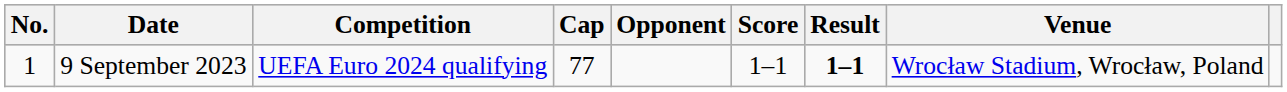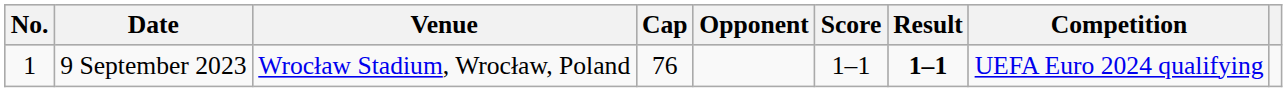columns swapped: (1078, 24) <-> (403, 24)
(582, 65) 77 -> (665, 65) 76
